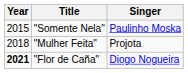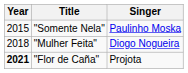(125, 44) Projota -> (144, 44) Diogo Nogueira
(144, 60) Diogo Nogueira -> (125, 60) Projota
